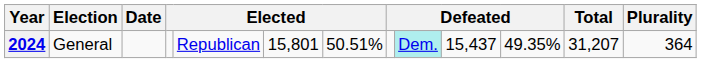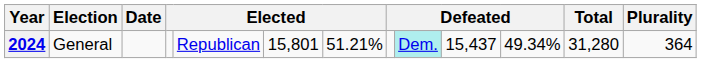(355, 44) 50.51% -> (355, 44) 51.21%
(532, 44) 49.35% -> (532, 44) 49.34%
(594, 44) 31,207 -> (594, 44) 31,280
